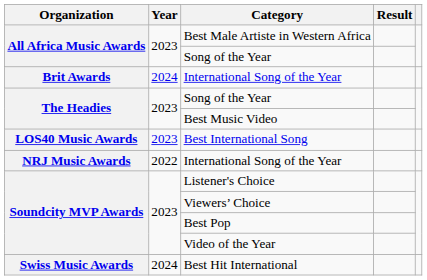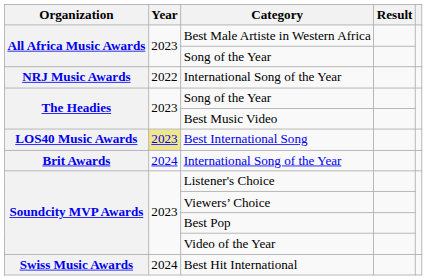rows swapped: (76, 77) <-> (76, 160)
(164, 139) no background -> (164, 139) khaki background
